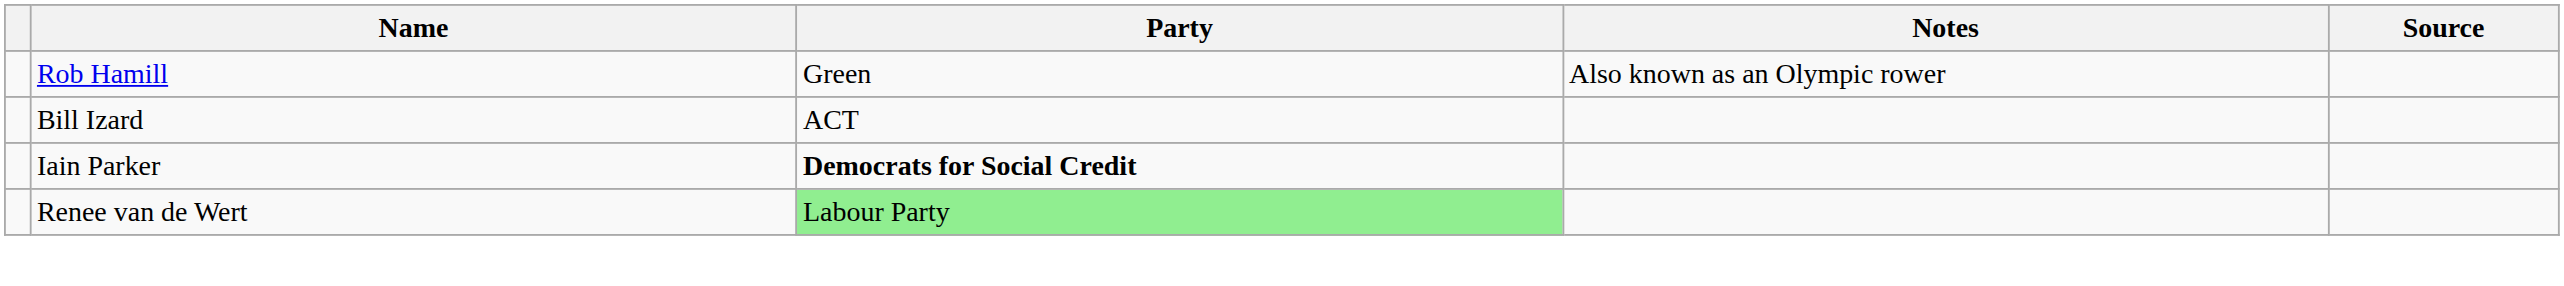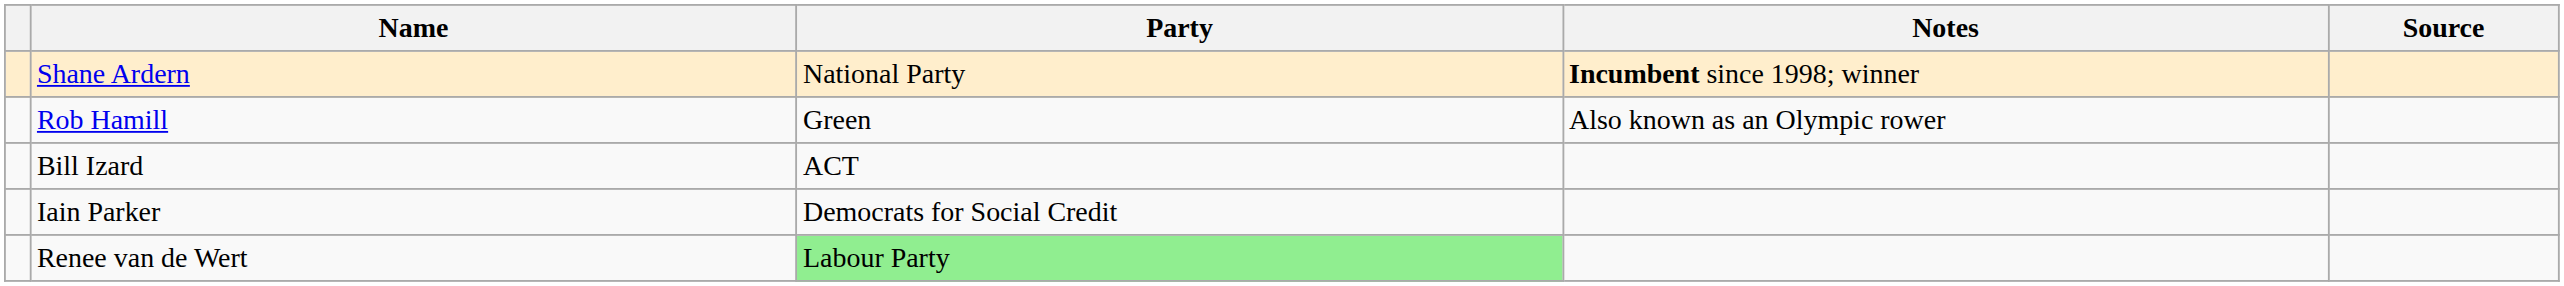+ row: (113, 73)
(970, 166) bold -> (960, 212) normal
